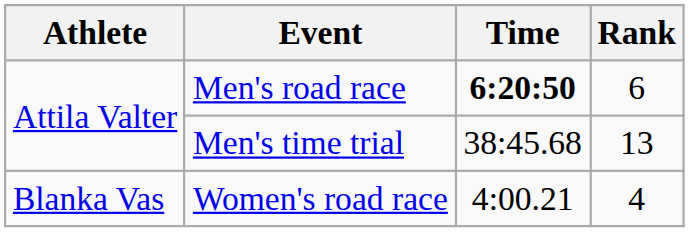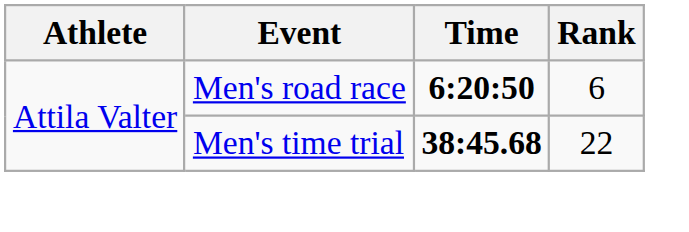(523, 143) normal -> (482, 143) bold
(637, 143) 13 -> (597, 143) 22
- row: (320, 198)
